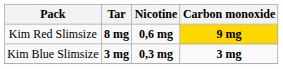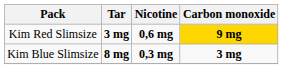(117, 34) 8 mg -> (117, 34) 3 mg
(117, 54) 3 mg -> (117, 54) 8 mg
